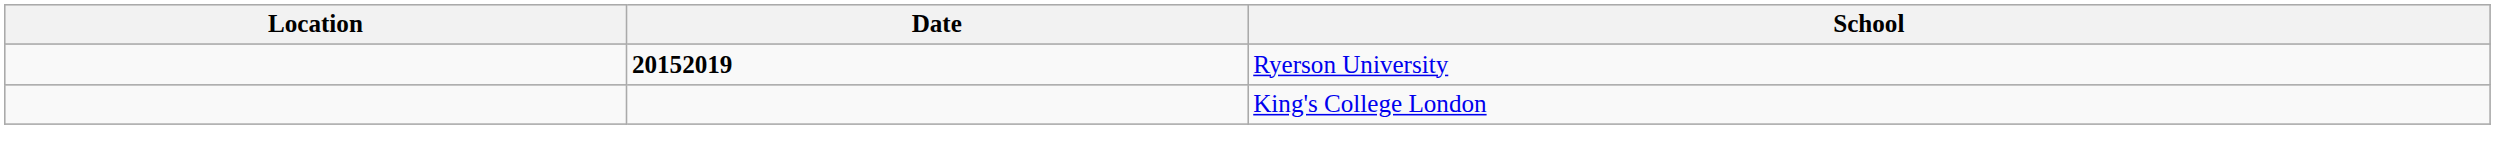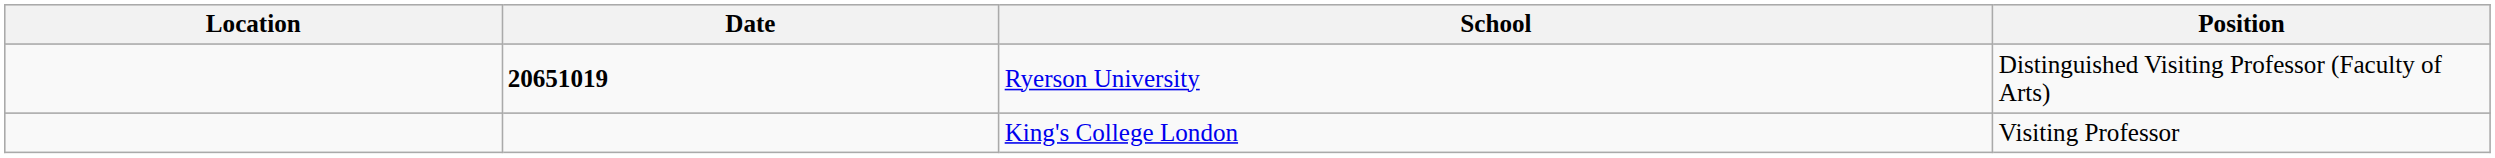+ column: (2242, 24)
(682, 64) 20152019 -> (558, 78) 20651019
